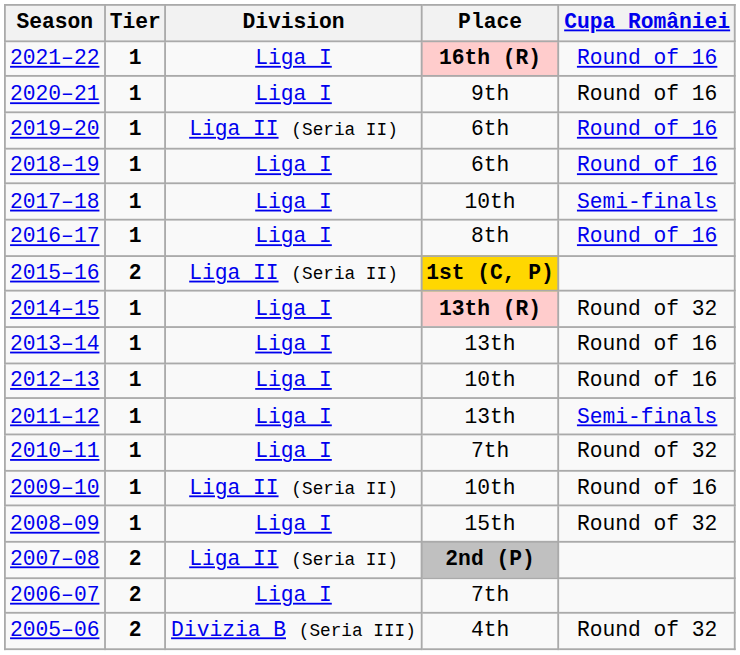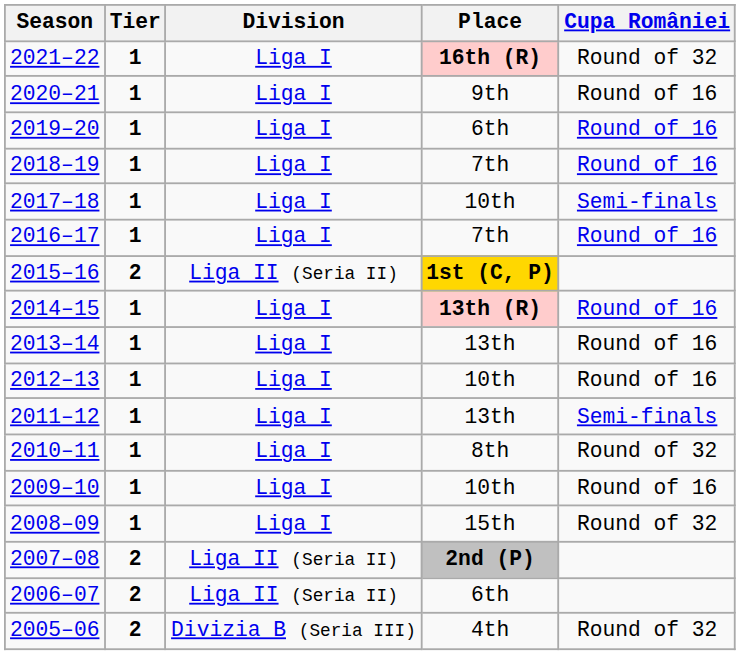(647, 58) Round of 16 -> (647, 58) Round of 32
(294, 130) Liga II (Seria II) -> (293, 130) Liga I
(490, 166) 6th -> (490, 166) 7th
(490, 237) 8th -> (490, 237) 7th
(647, 309) Round of 32 -> (647, 309) Round of 16
(490, 452) 7th -> (490, 452) 8th
(294, 488) Liga II (Seria II) -> (293, 488) Liga I
(293, 595) Liga I -> (294, 595) Liga II (Seria II)
(490, 595) 7th -> (490, 595) 6th
